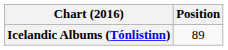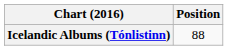(198, 34) 89 -> (198, 34) 88
